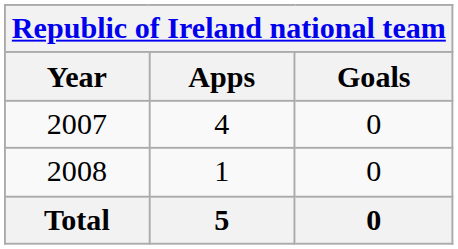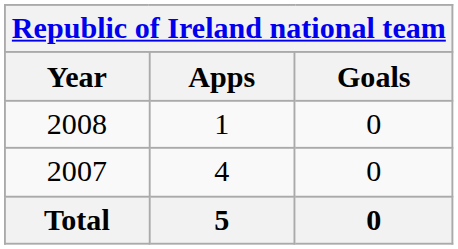rows swapped: (77, 123) <-> (77, 171)
